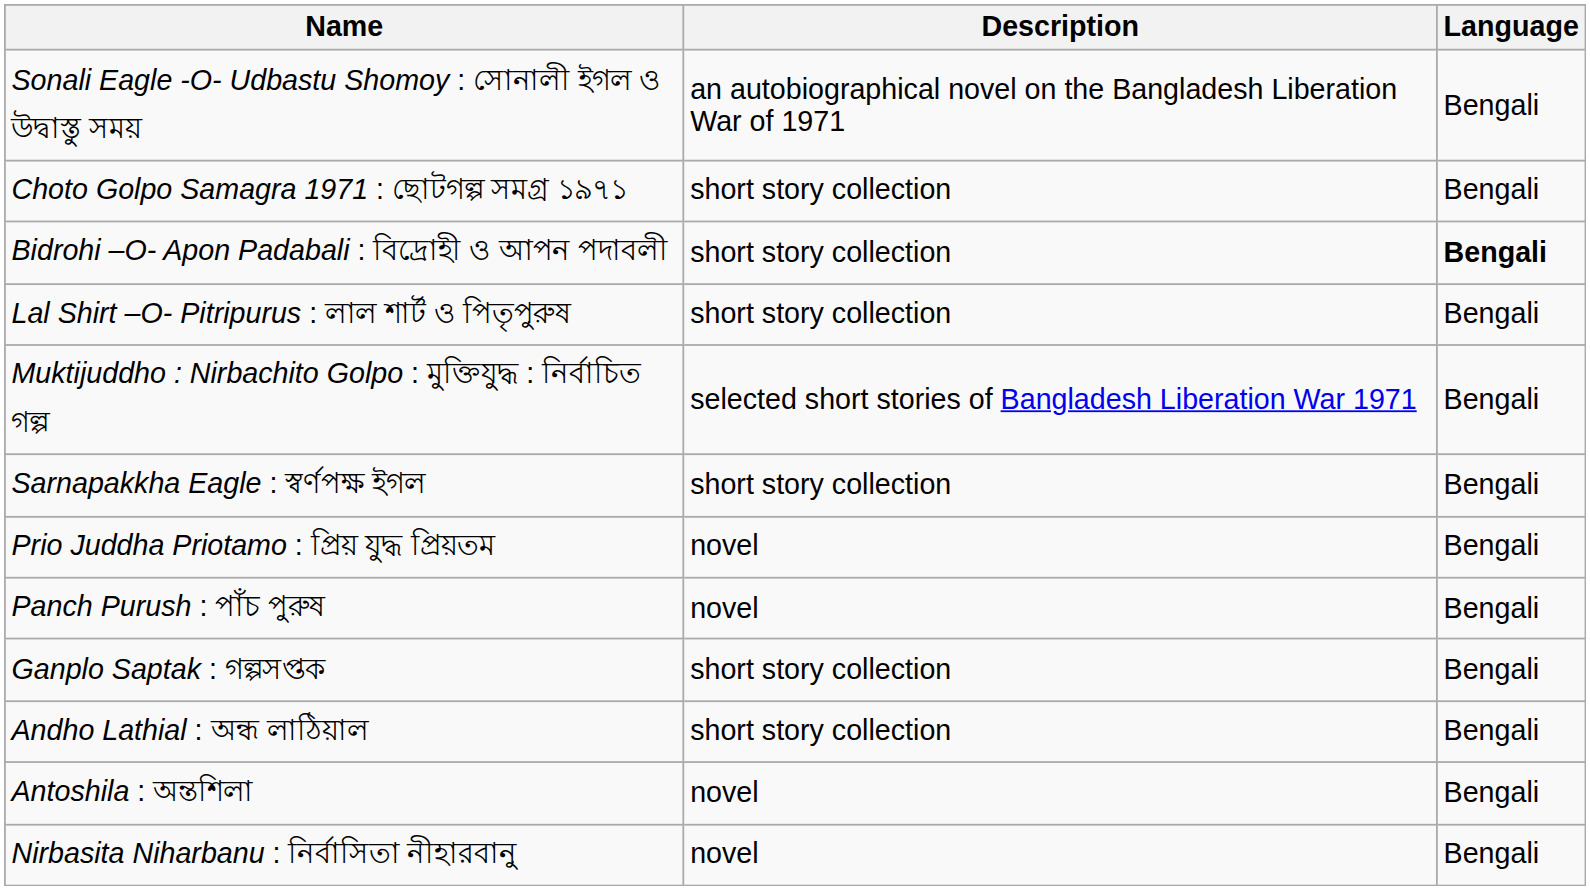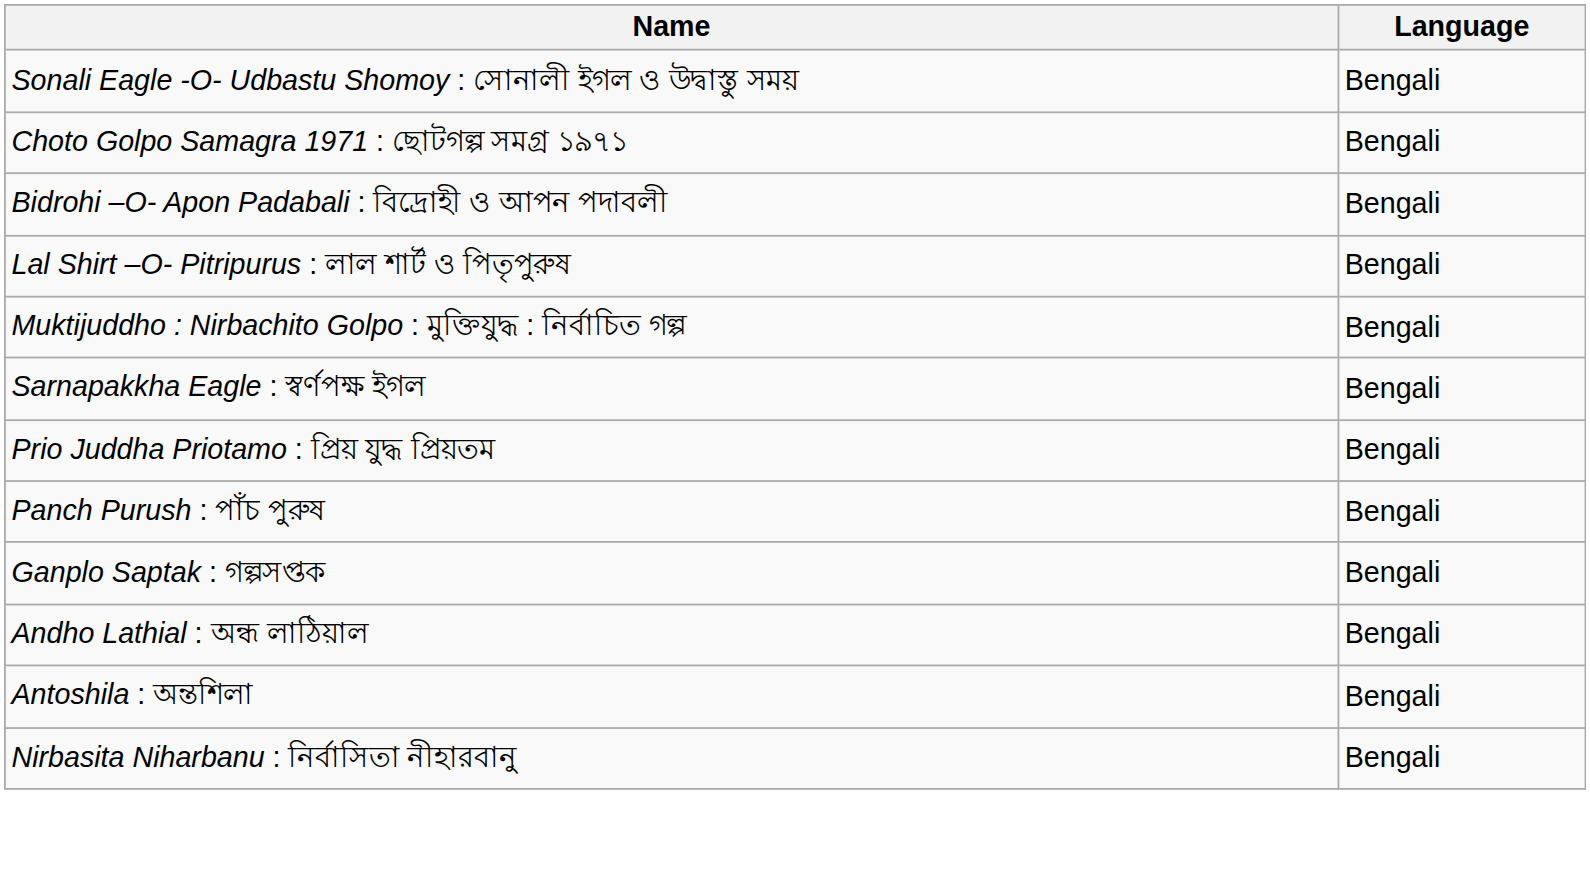- column: (1060, 27)
(1495, 252) bold -> (1392, 203) normal
